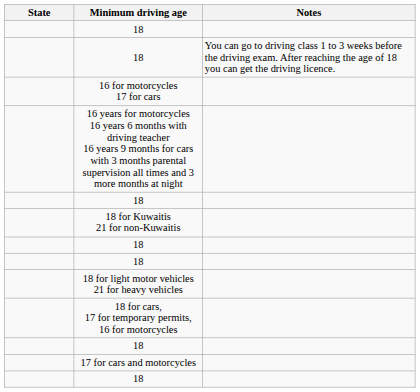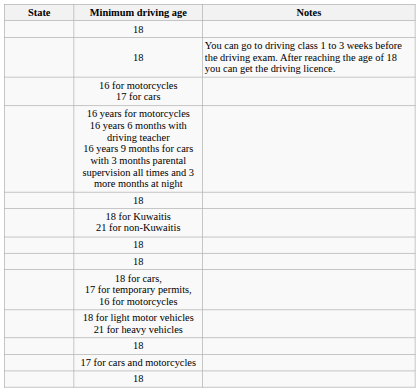rows swapped: (138, 284) <-> (138, 318)
